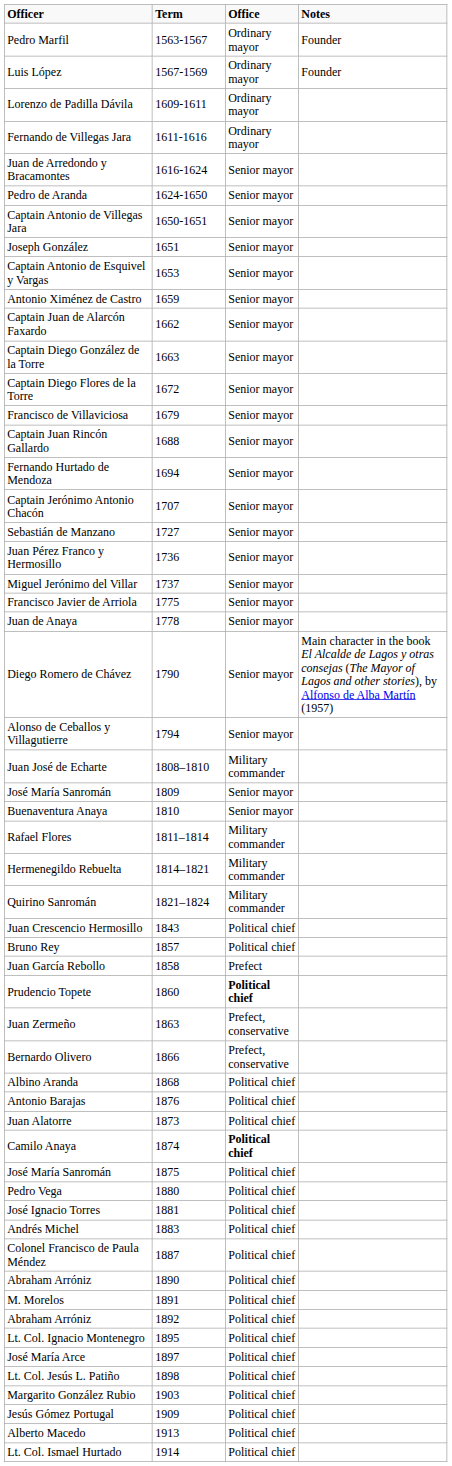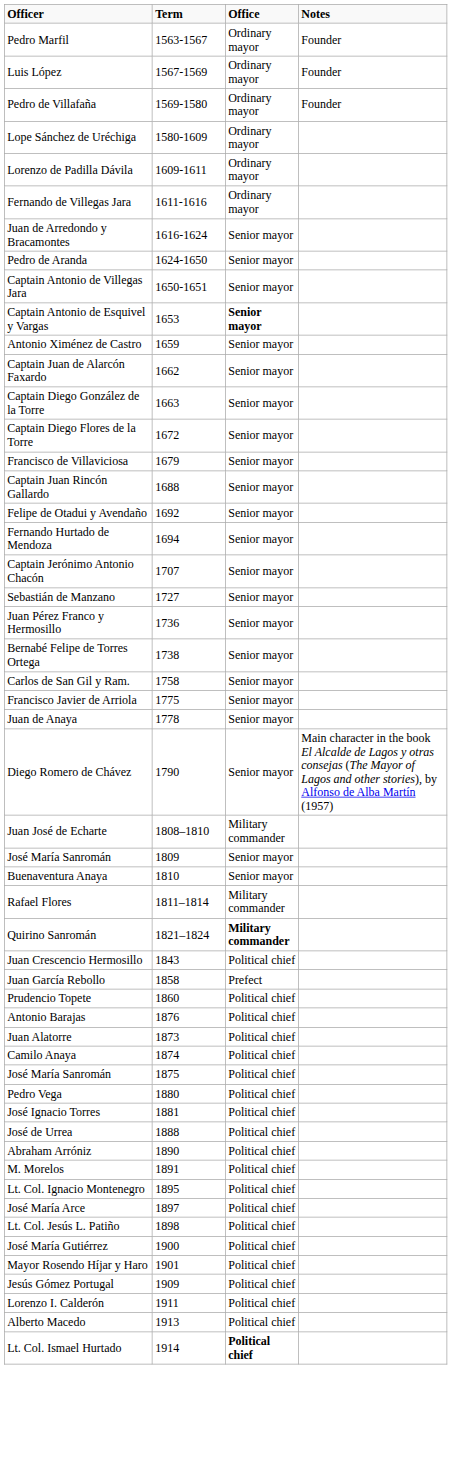+ row: (52, 104)
+ row: (72, 137)
- row: (48, 247)
(261, 273) normal -> (245, 319) bold
+ row: (77, 513)
- row: (72, 583)
+ row: (67, 655)
+ row: (68, 681)
- row: (59, 734)
- row: (64, 869)
(257, 902) normal -> (259, 934) bold
- row: (33, 947)
(249, 991) bold -> (262, 998) normal
- row: (41, 1024)
- row: (49, 1056)
- row: (43, 1082)
(249, 1146) bold -> (262, 1055) normal
- row: (43, 1229)
- row: (73, 1255)
+ row: (40, 1131)
- row: (49, 1319)
+ row: (57, 1245)
+ row: (77, 1265)
- row: (71, 1395)
+ row: (56, 1303)
(262, 1452) normal -> (249, 1347) bold
